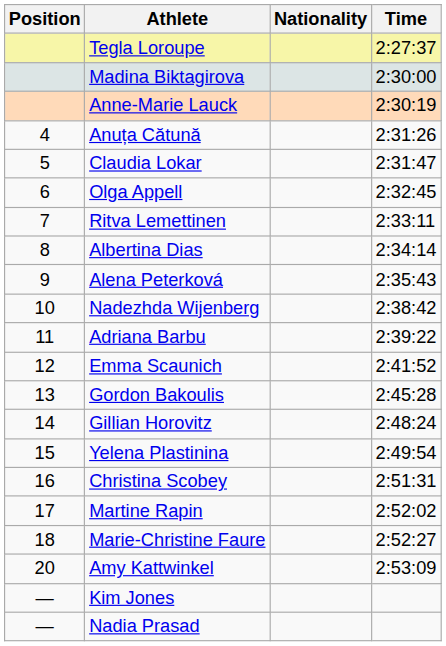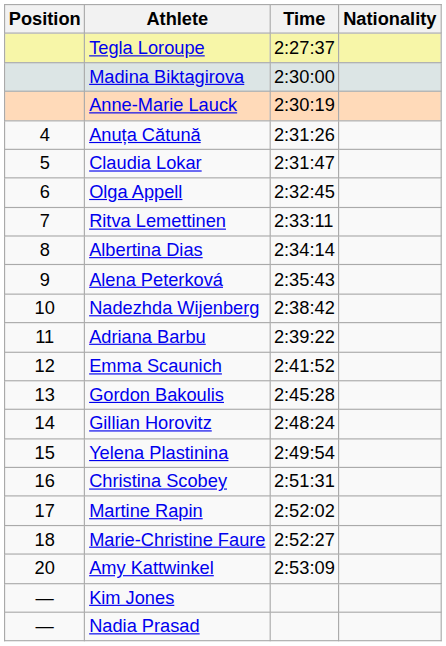columns swapped: (321, 18) <-> (406, 18)
